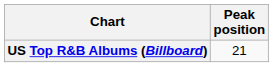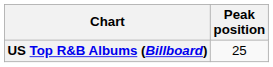(239, 51) 21 -> (239, 51) 25
